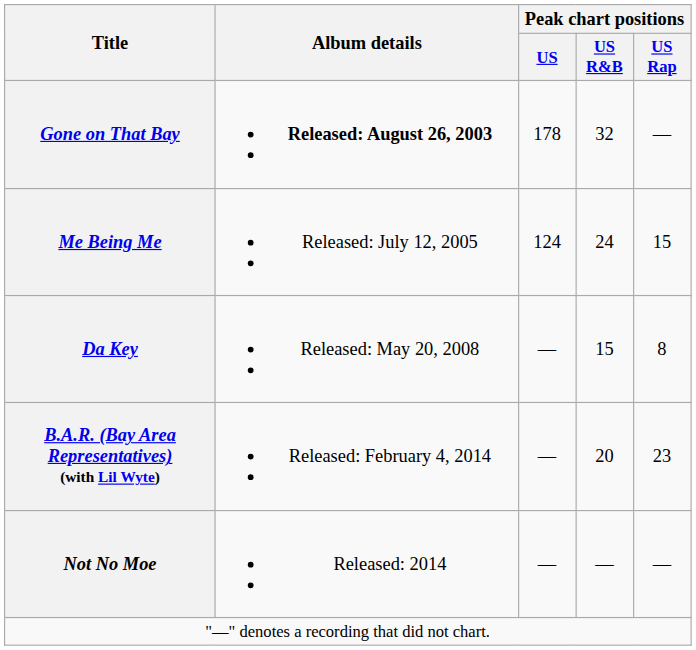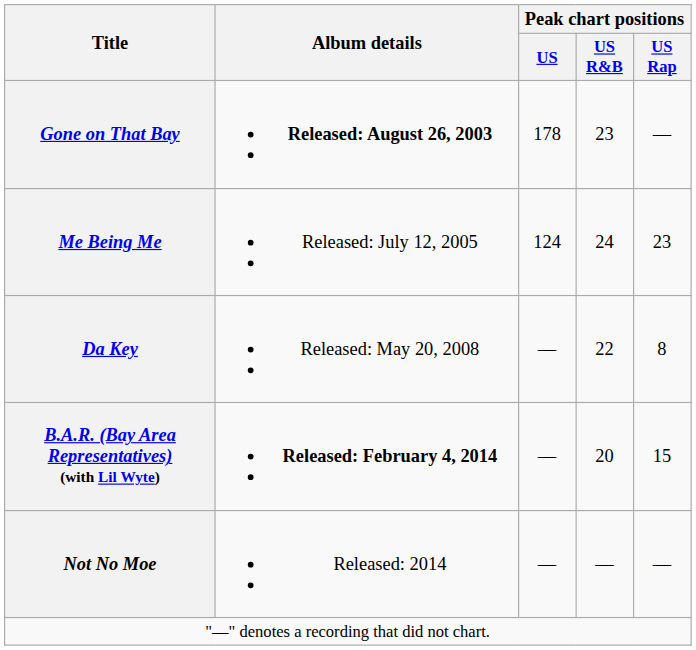(604, 134) 32 -> (604, 134) 23
(662, 241) 15 -> (662, 241) 23
(604, 348) 15 -> (604, 348) 22
(367, 467) normal -> (367, 467) bold
(662, 456) 23 -> (662, 456) 15
